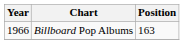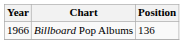(146, 30) 163 -> (146, 30) 136
